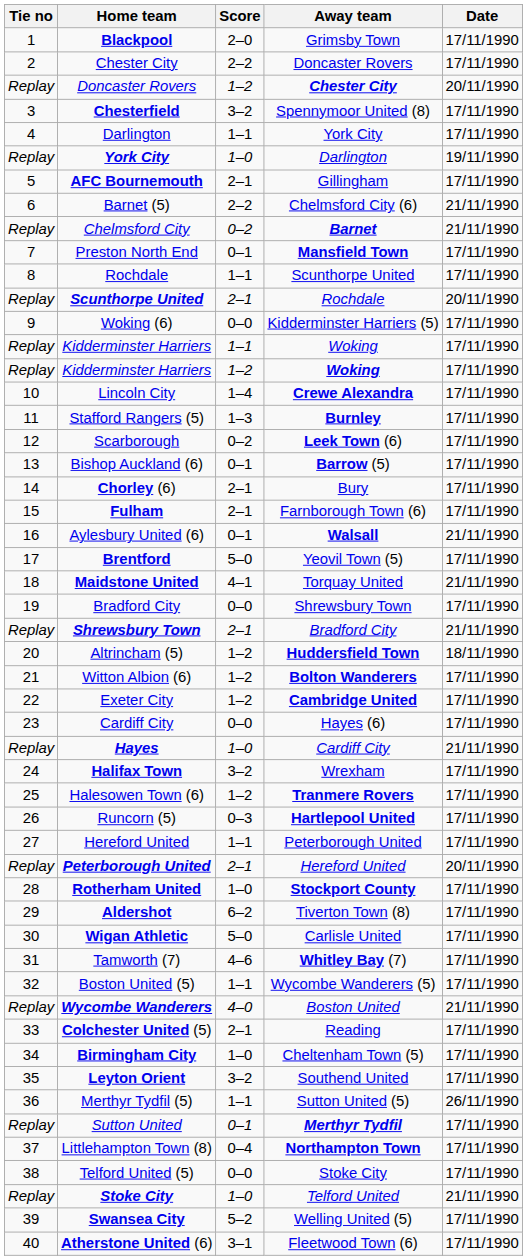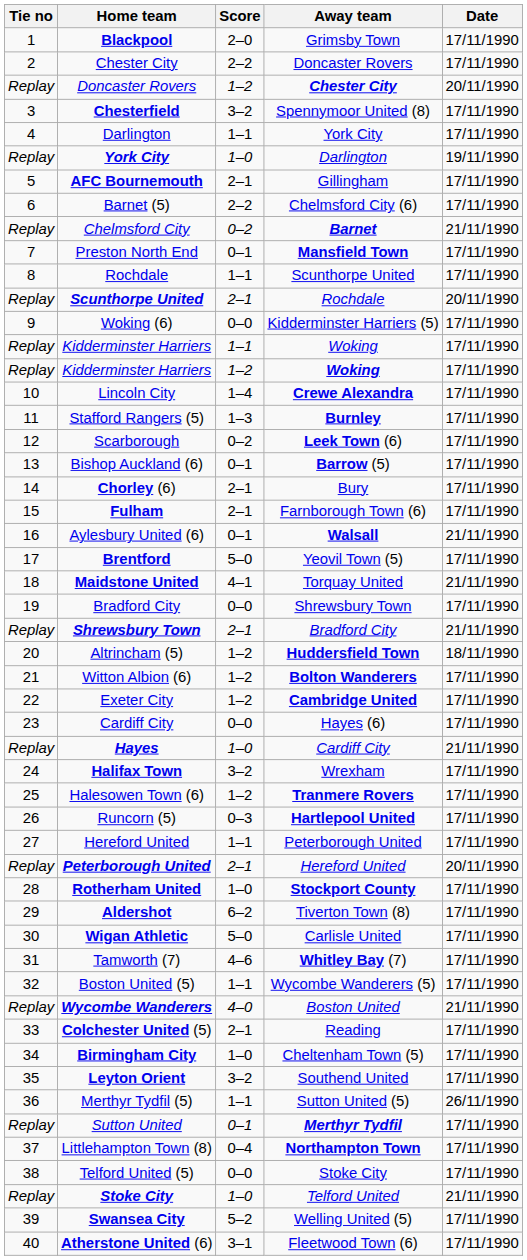(482, 205) 21/11/1990 -> (482, 205) 17/11/1990
